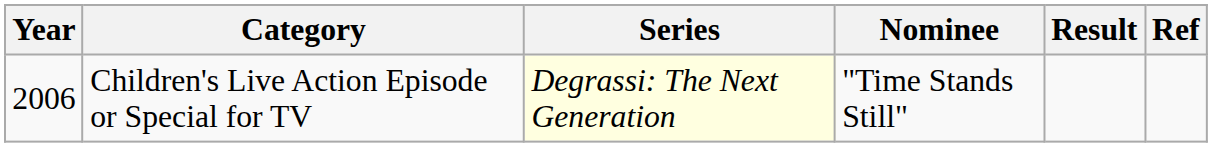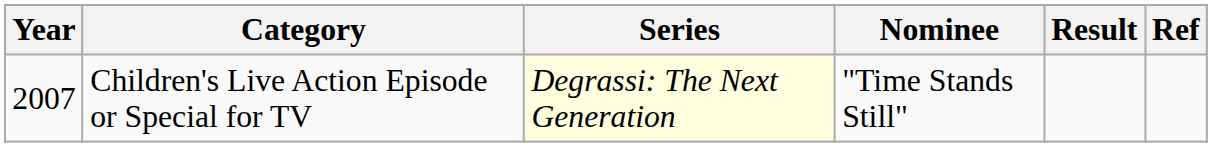(44, 97) 2006 -> (44, 97) 2007
